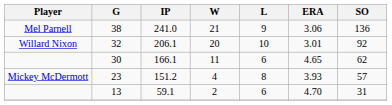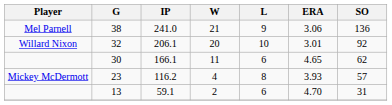(165, 76) 151.2 -> (165, 76) 116.2
